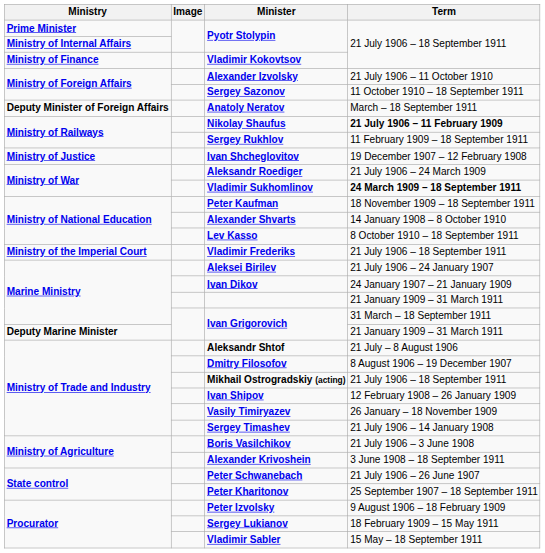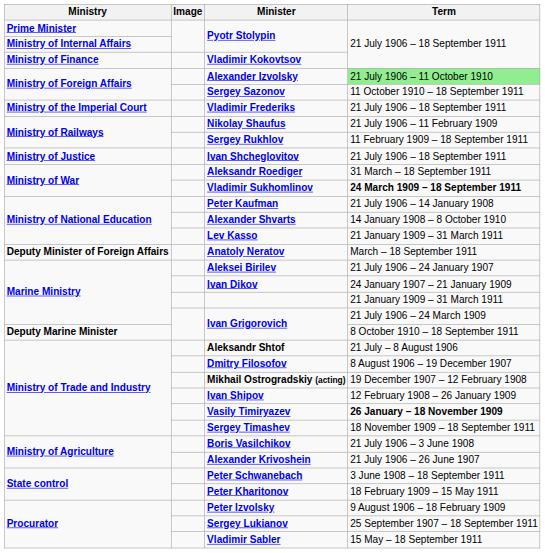(422, 76) no background -> (422, 76) lightgreen background
rows swapped: (88, 108) <-> (77, 252)
(426, 124) bold -> (424, 124) normal
(438, 156) 19 December 1907 – 12 February 1908 -> (428, 156) 21 July 1906 – 18 September 1911
(418, 172) 21 July 1906 – 24 March 1909 -> (421, 172) 31 March – 18 September 1911
(443, 204) 18 November 1909 – 18 September 1911 -> (422, 204) 21 July 1906 – 14 January 1908
(434, 236) 8 October 1910 – 18 September 1911 -> (427, 236) 21 January 1909 – 31 March 1911
(421, 316) 31 March – 18 September 1911 -> (418, 316) 21 July 1906 – 24 March 1909
(427, 332) 21 January 1909 – 31 March 1911 -> (434, 332) 8 October 1910 – 18 September 1911
(428, 380) 21 July 1906 – 18 September 1911 -> (438, 380) 19 December 1907 – 12 February 1908
(424, 412) normal -> (426, 412) bold
(422, 428) 21 July 1906 – 14 January 1908 -> (443, 428) 18 November 1909 – 18 September 1911
(427, 460) 3 June 1908 – 18 September 1911 -> (415, 460) 21 July 1906 – 26 June 1907
(415, 476) 21 July 1906 – 26 June 1907 -> (427, 476) 3 June 1908 – 18 September 1911
(444, 492) 25 September 1907 – 18 September 1911 -> (424, 492) 18 February 1909 – 15 May 1911
(424, 524) 18 February 1909 – 15 May 1911 -> (444, 524) 25 September 1907 – 18 September 1911
